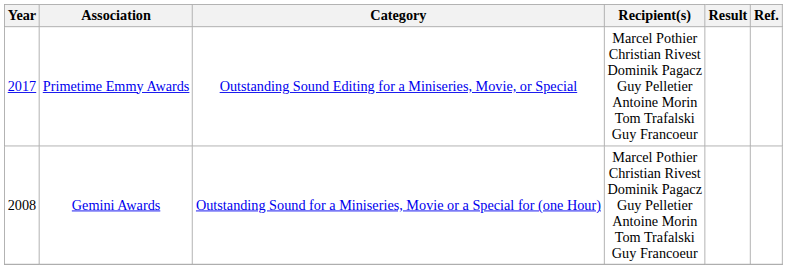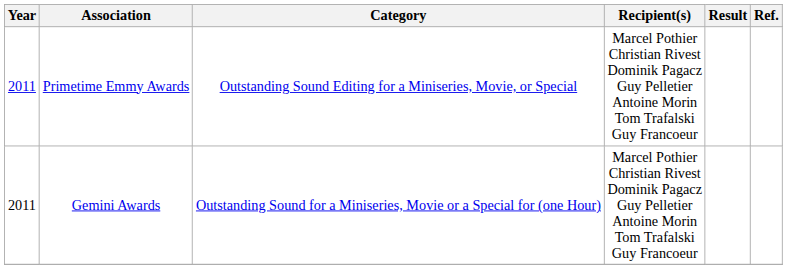(22, 86) 2017 -> (22, 86) 2011
(22, 205) 2008 -> (22, 205) 2011
